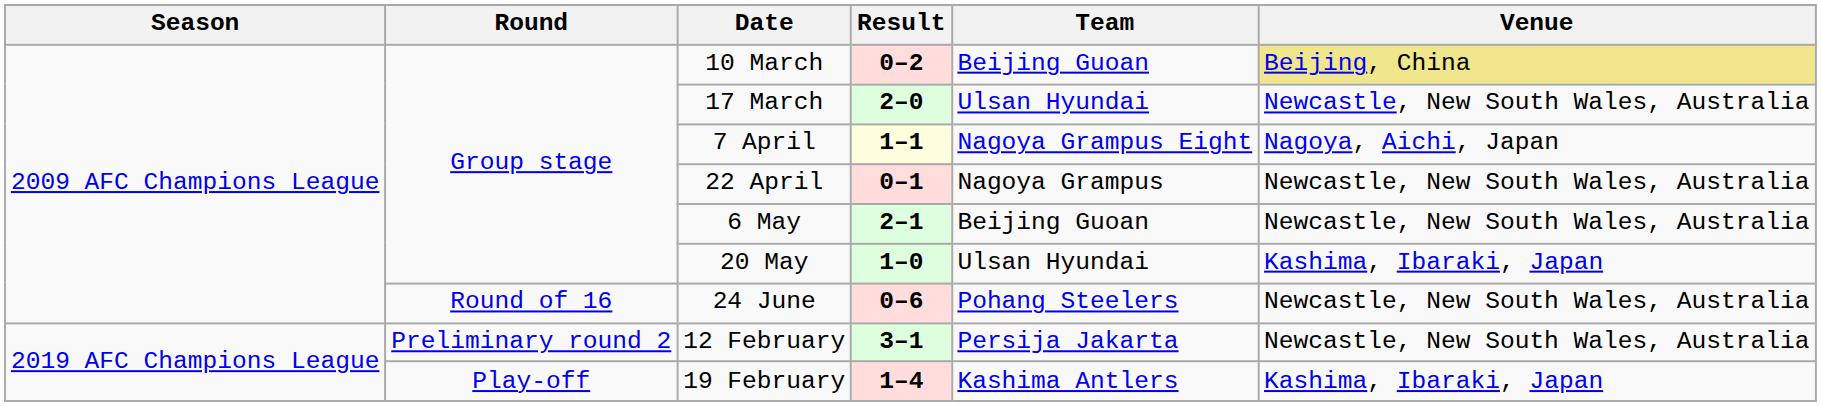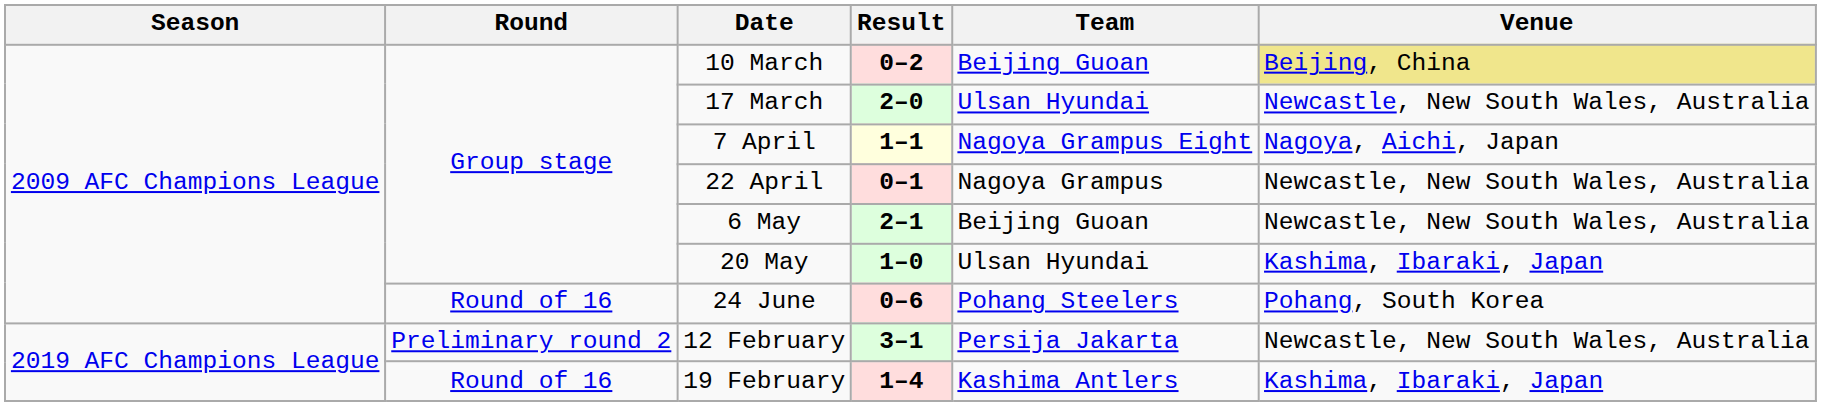(1537, 303) Newcastle, New South Wales, Australia -> (1404, 303) Pohang, South Korea
(531, 382) Play-off -> (531, 382) Round of 16
